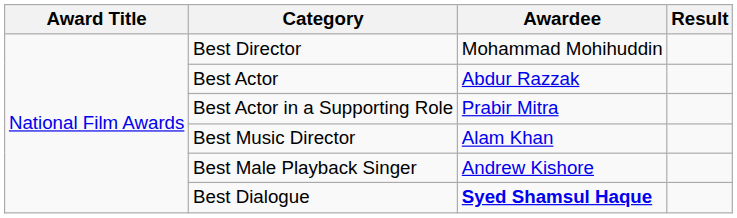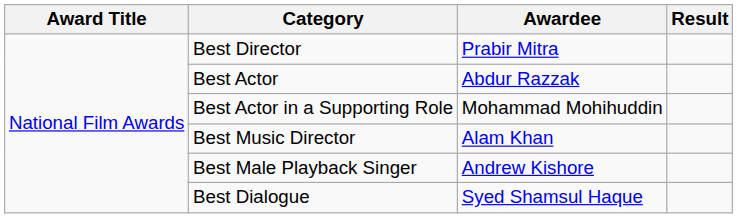(562, 49) Mohammad Mohihuddin -> (510, 49) Prabir Mitra
(510, 108) Prabir Mitra -> (562, 108) Mohammad Mohihuddin
(557, 197) bold -> (552, 197) normal
